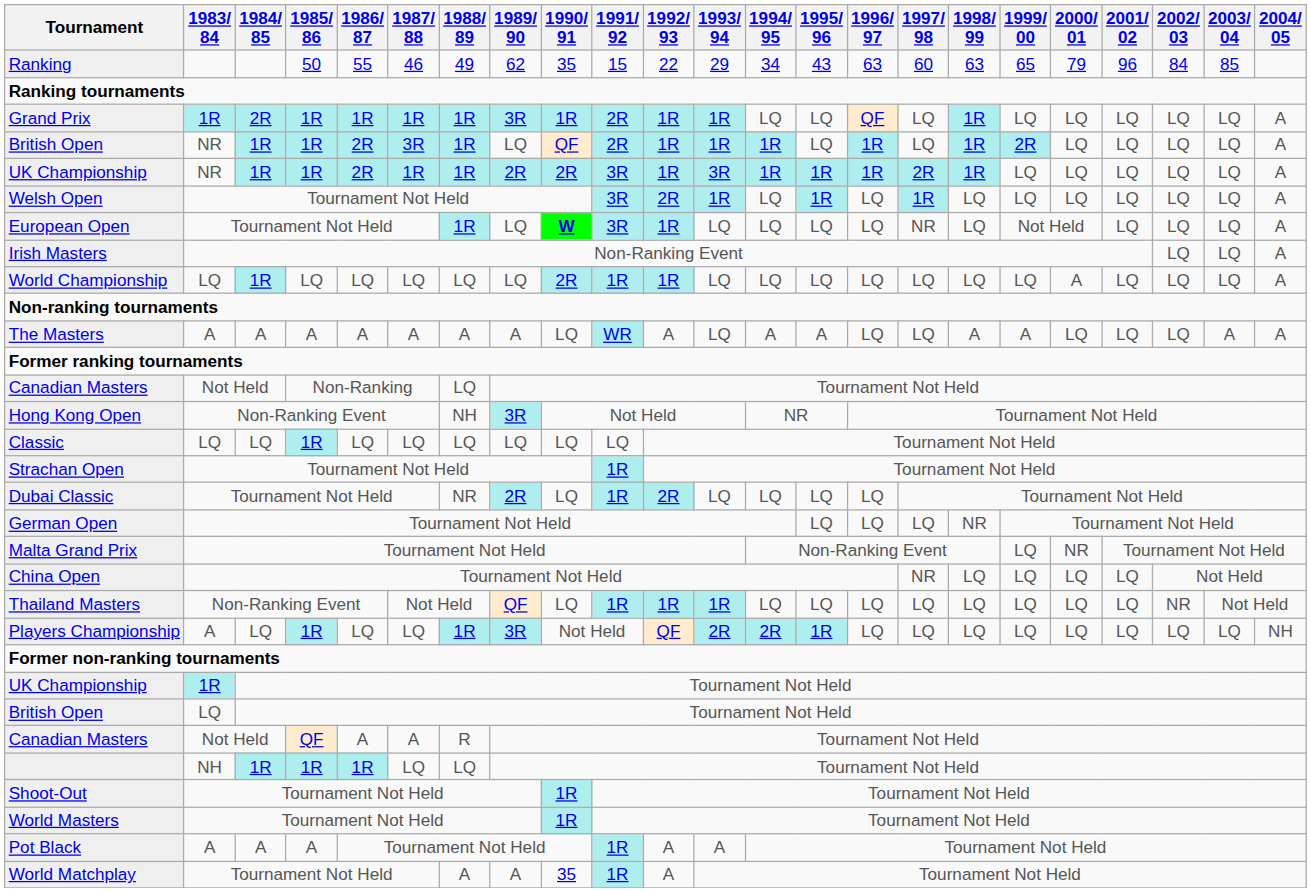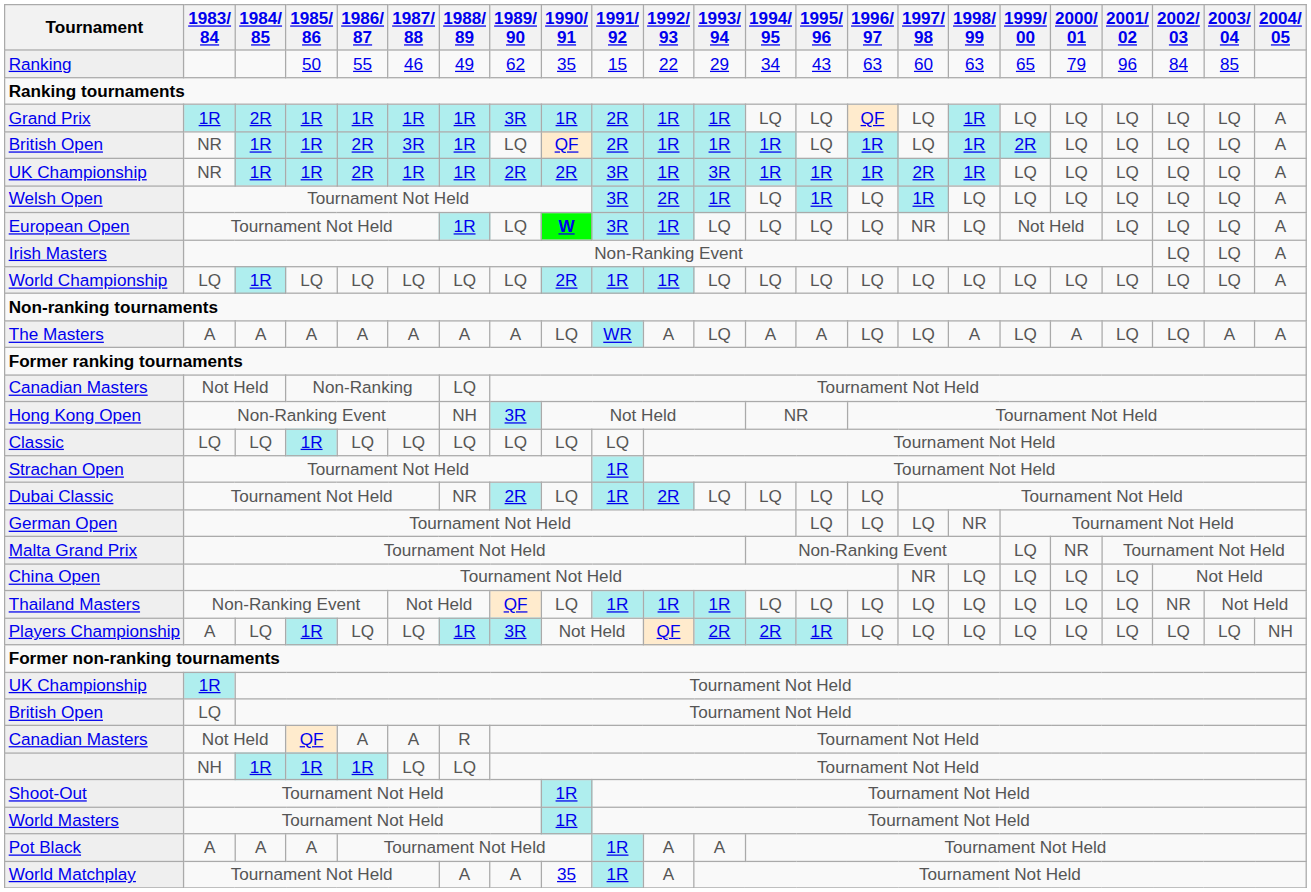(1076, 280) A -> (1076, 280) LQ
(1025, 334) A -> (1025, 334) LQ
(1076, 334) LQ -> (1076, 334) A
